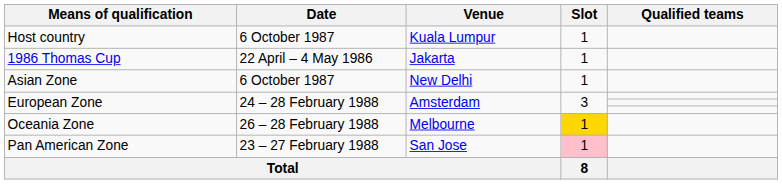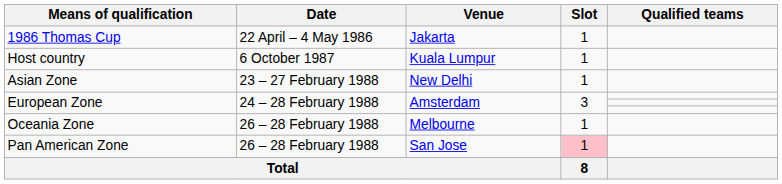rows swapped: (46, 37) <-> (64, 59)
(287, 80) 6 October 1987 -> (309, 80) 23 – 27 February 1988
(584, 124) gold background -> (584, 124) no background
(309, 146) 23 – 27 February 1988 -> (309, 146) 26 – 28 February 1988
